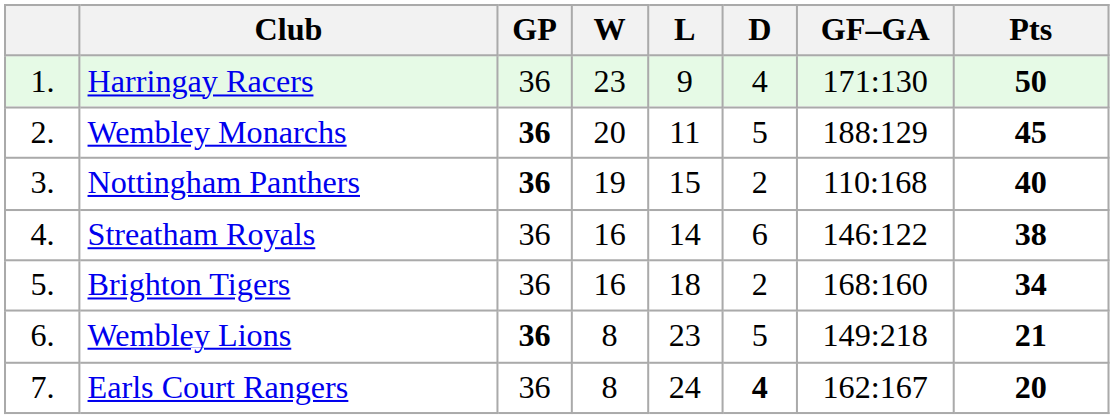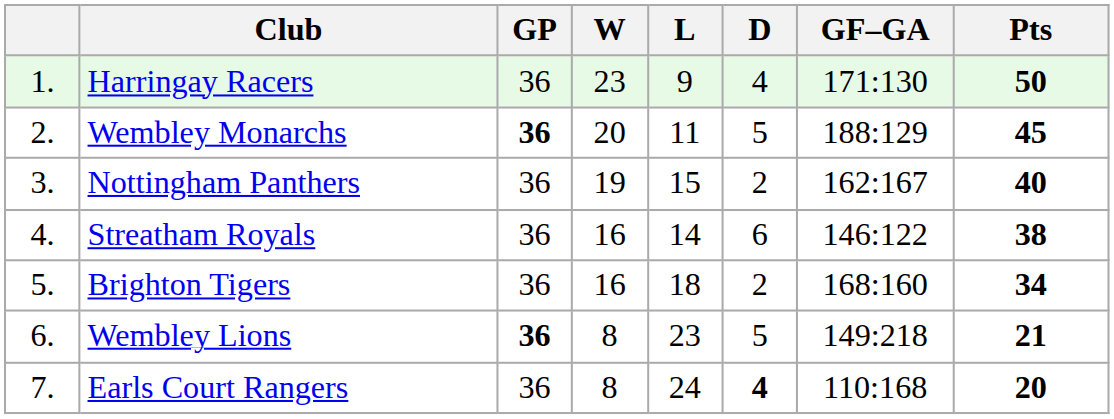(535, 183) bold -> (535, 183) normal
(875, 183) 110:168 -> (875, 183) 162:167
(875, 387) 162:167 -> (875, 387) 110:168
